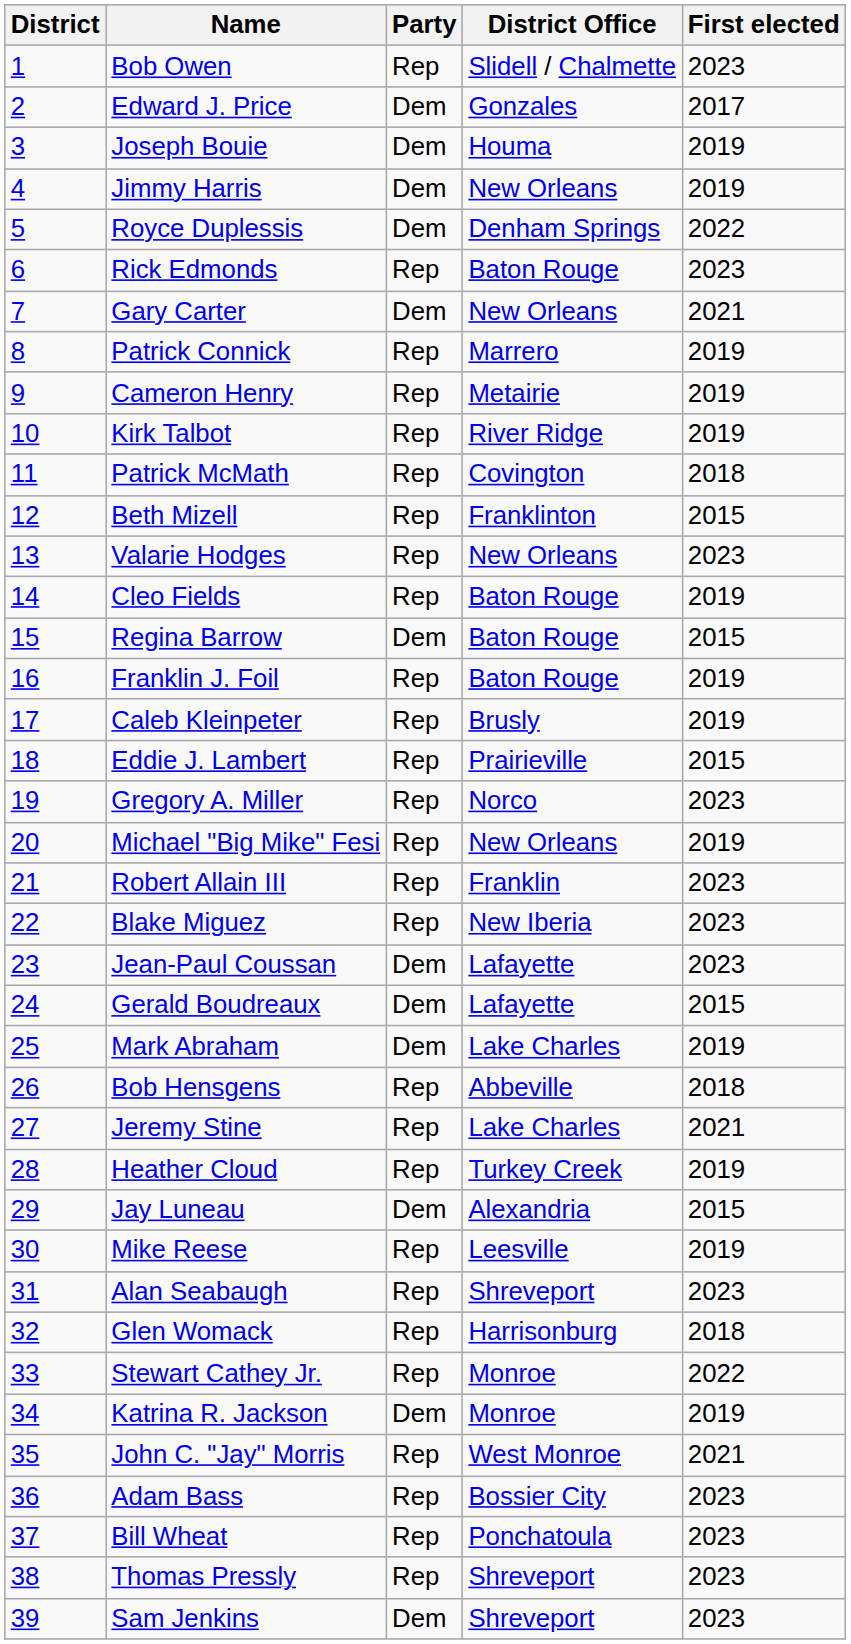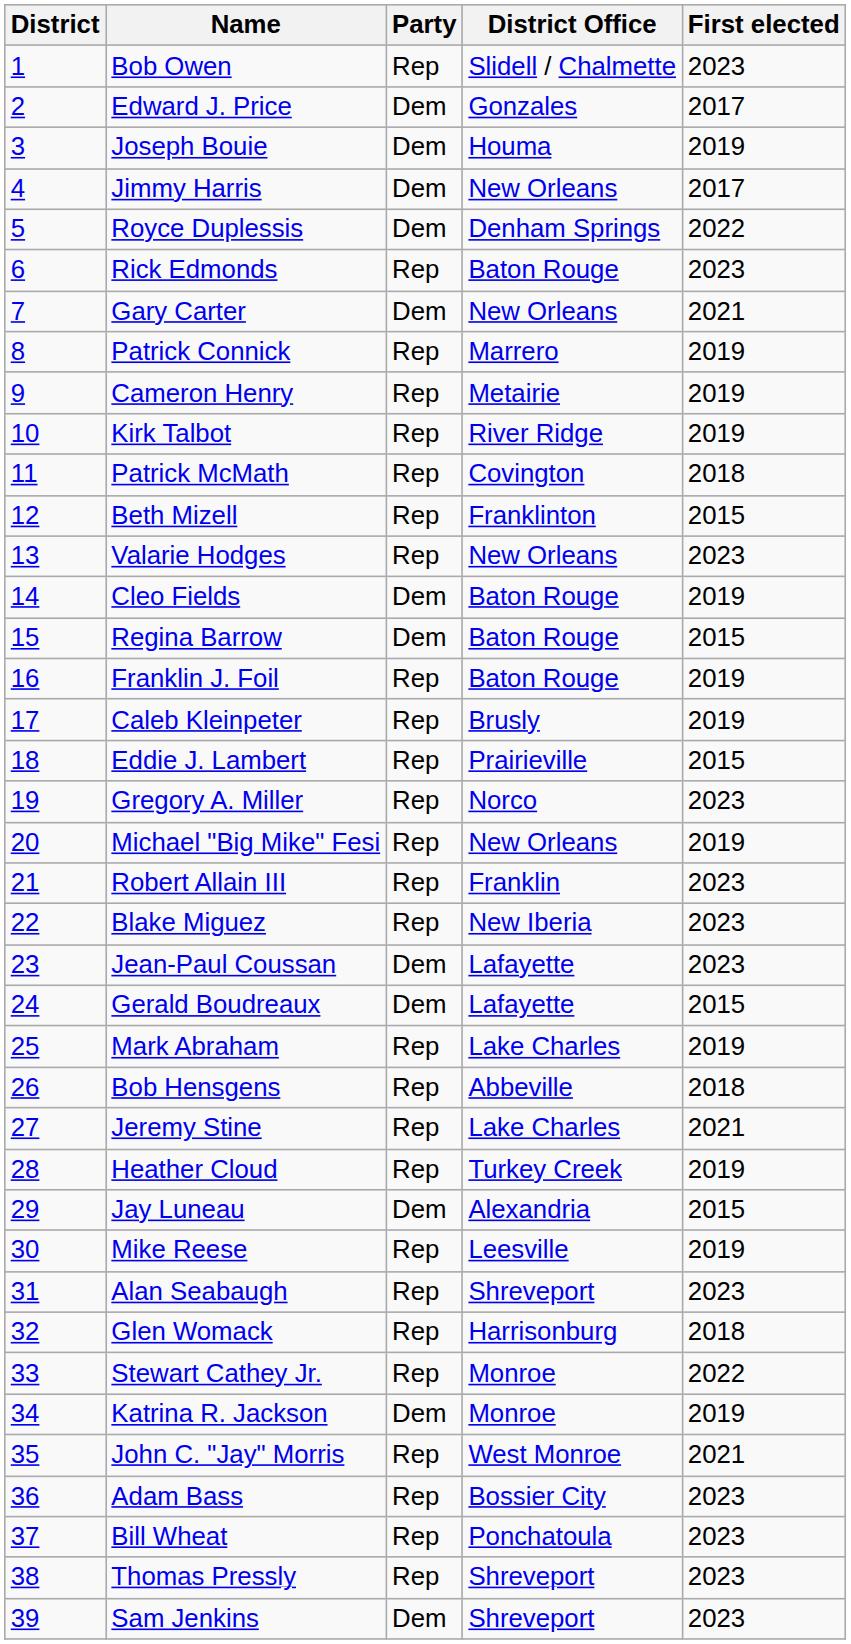(717, 188) 2019 -> (717, 188) 2017
(416, 596) Rep -> (419, 596) Dem
(419, 1046) Dem -> (416, 1046) Rep
